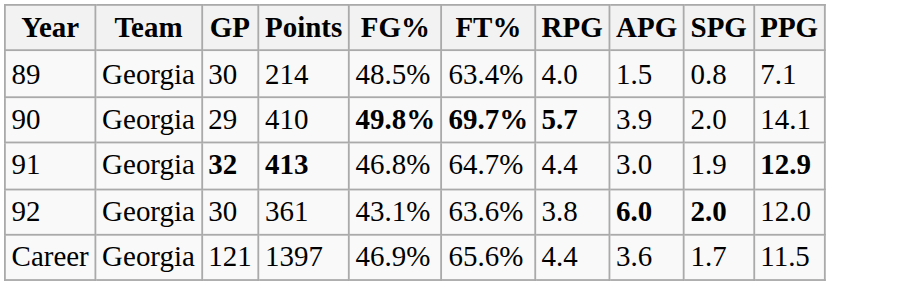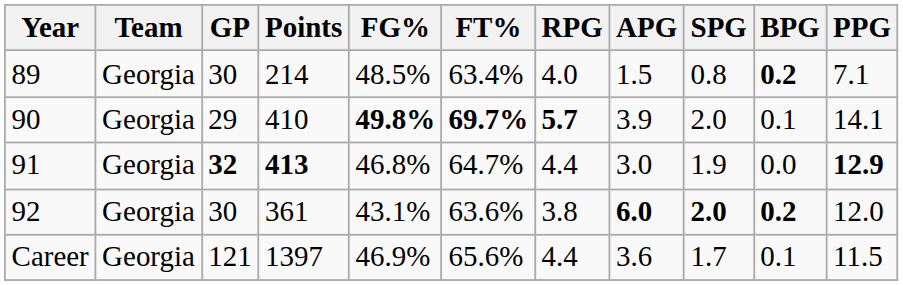+ column: (790, 27)
